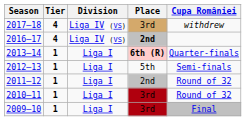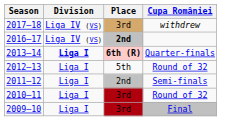- column: (55, 11)
(98, 53) normal -> (74, 53) bold
(204, 67) Semi-finals -> (180, 67) Round of 32
(204, 81) Round of 32 -> (180, 81) Semi-finals
